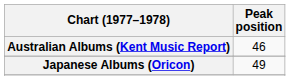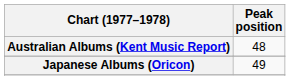(259, 46) 46 -> (259, 46) 48
